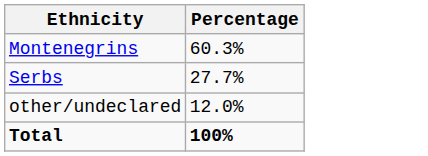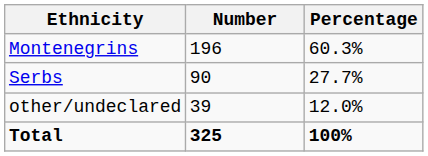+ column: (245, 19)
